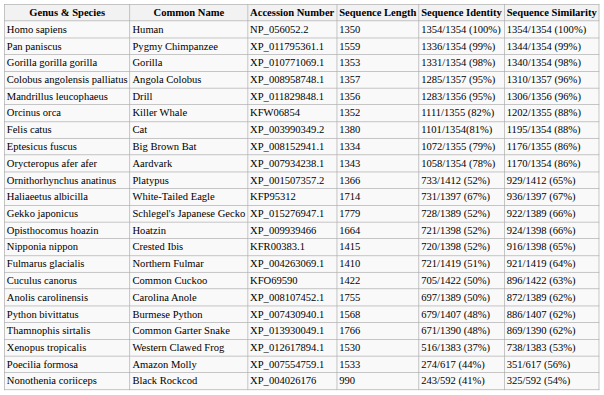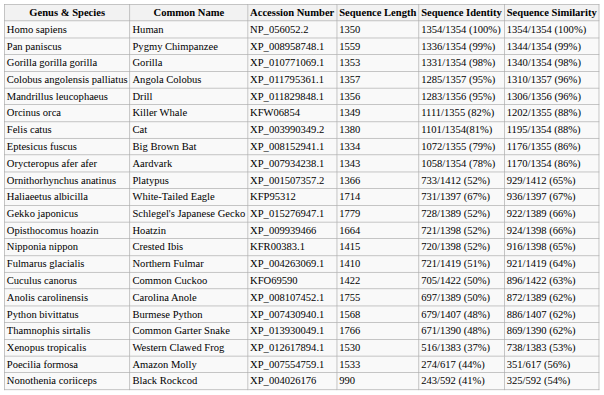(287, 46) XP_011795361.1 -> (287, 46) XP_008958748.1
(287, 79) XP_008958748.1 -> (287, 79) XP_011795361.1
(350, 113) 1352 -> (350, 113) 1349
